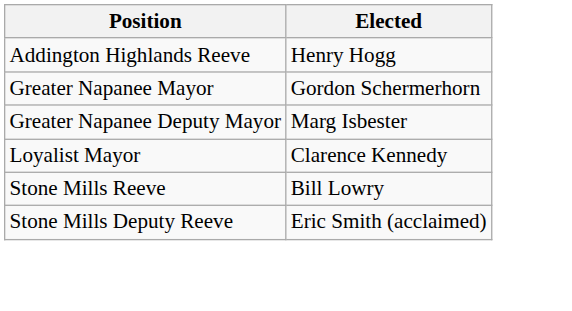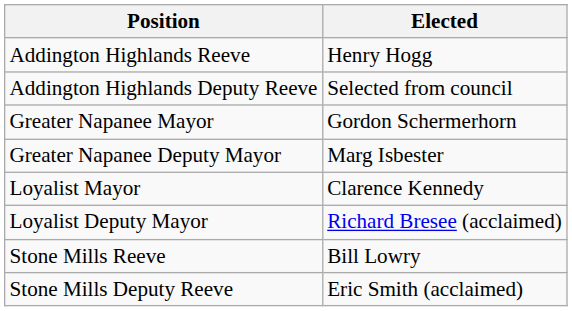+ row: (164, 88)
+ row: (109, 222)
